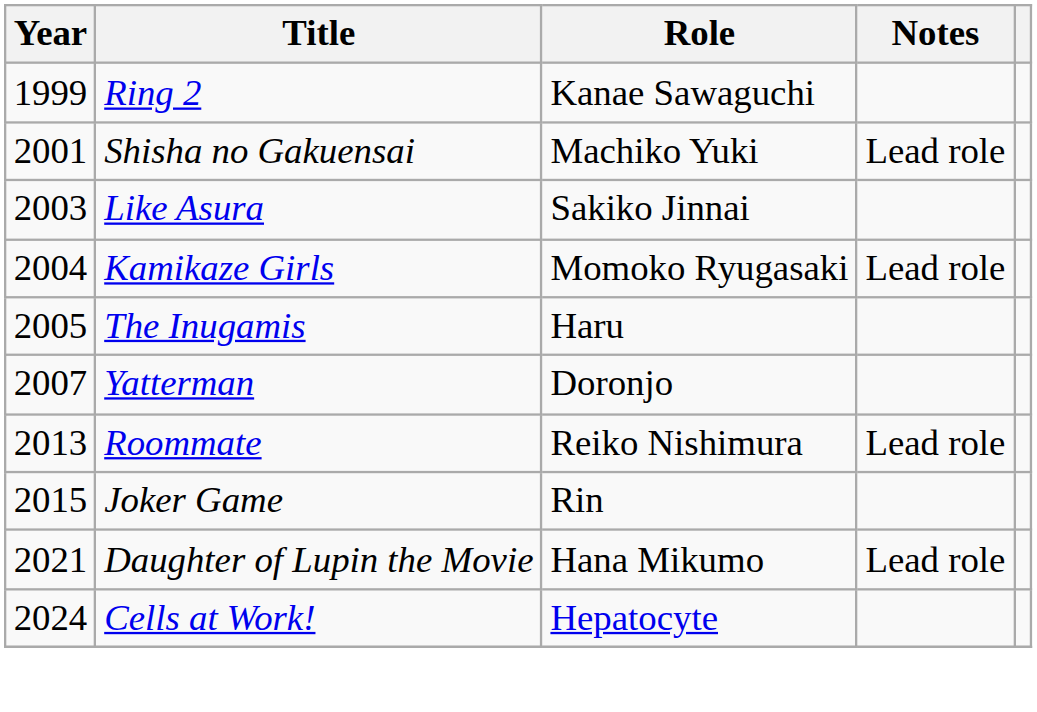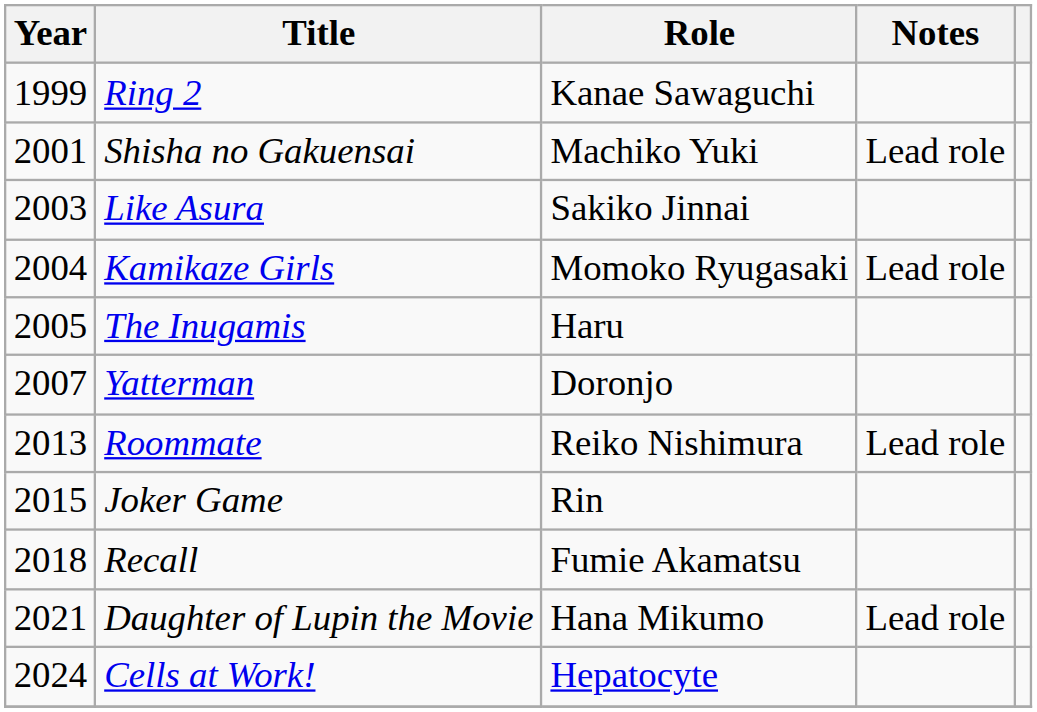+ row: (151, 558)
